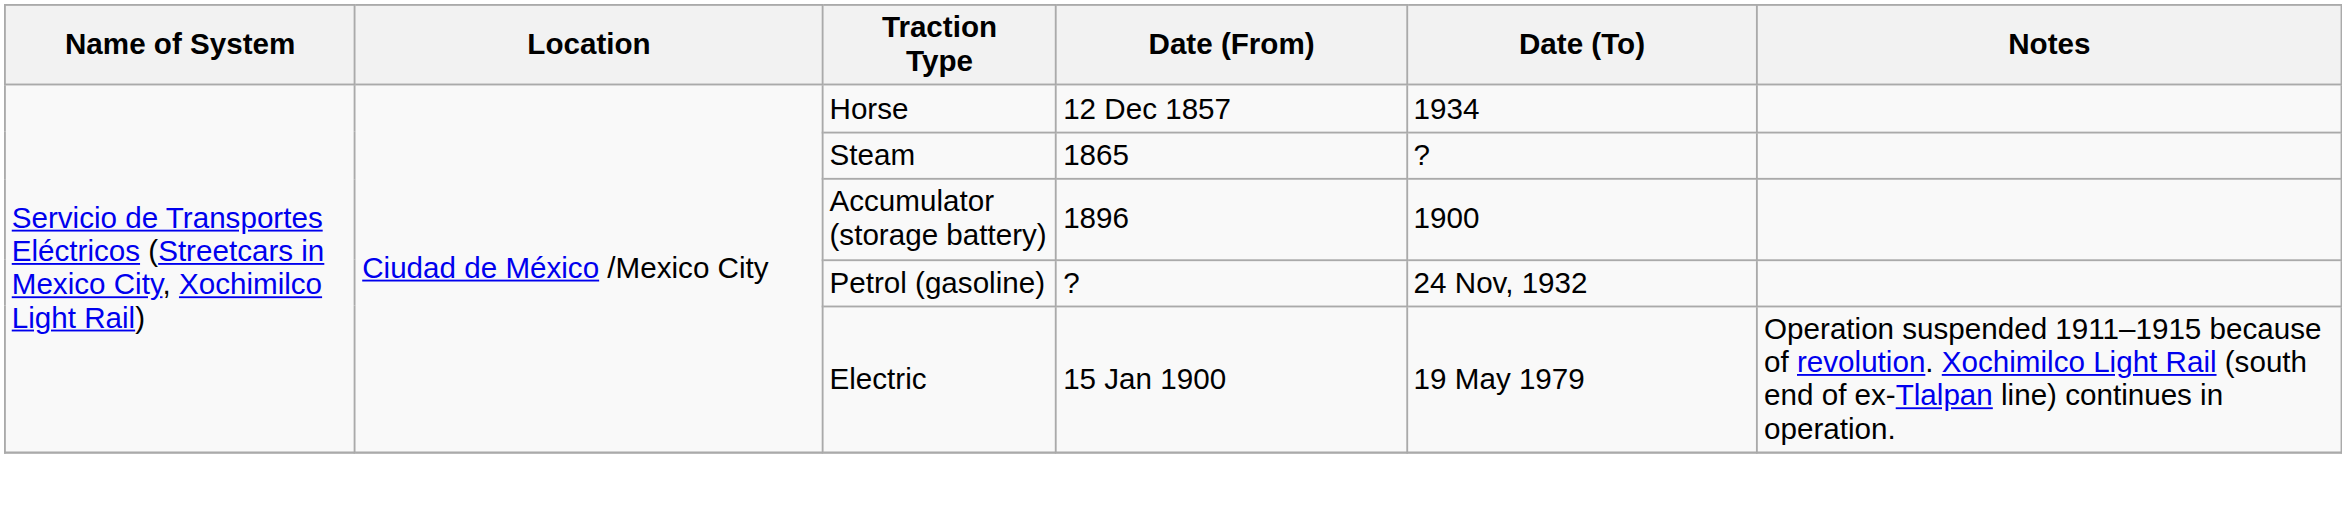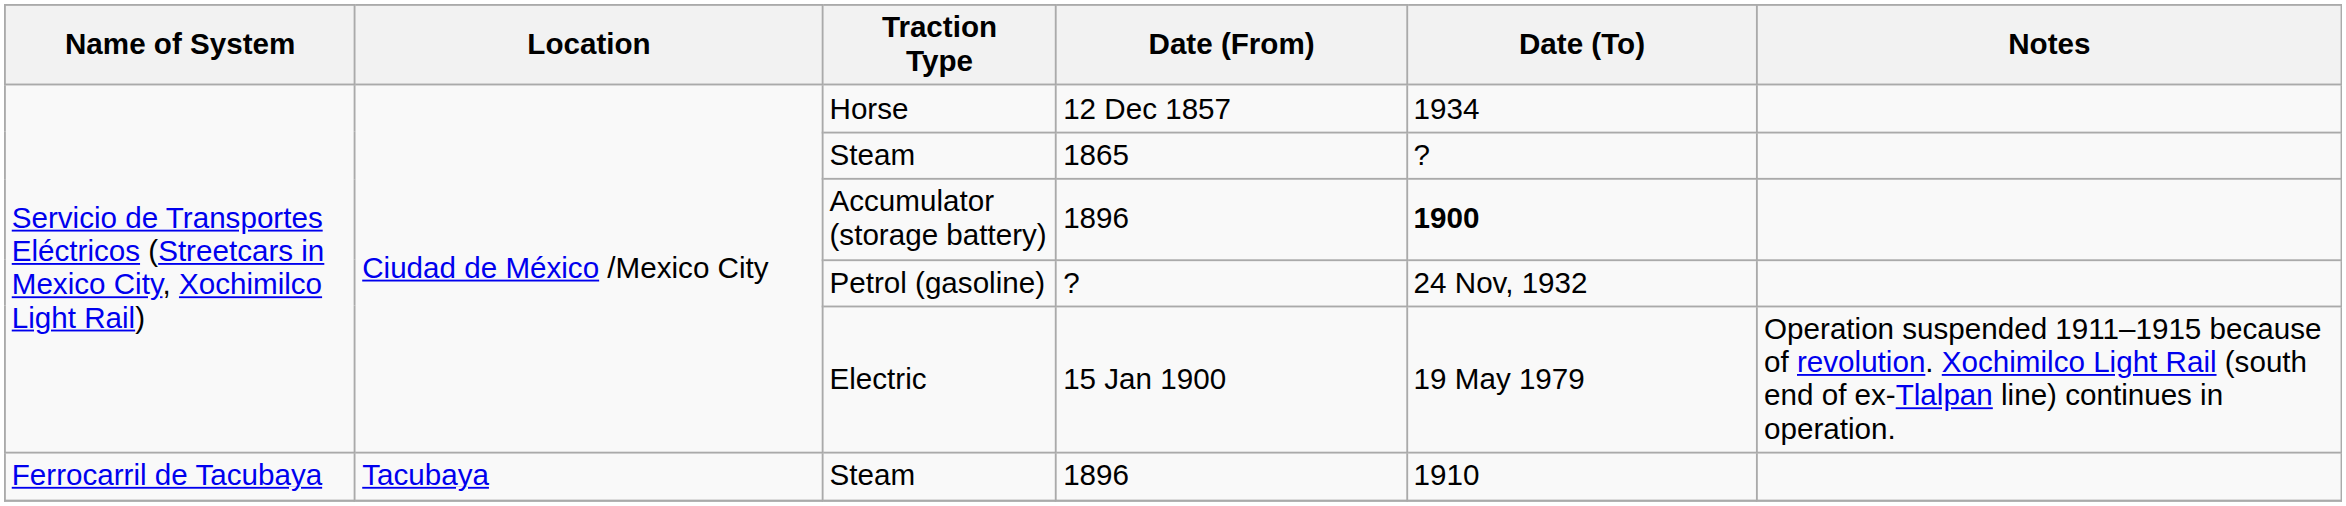(1447, 218) normal -> (1447, 218) bold
+ row: (872, 476)
